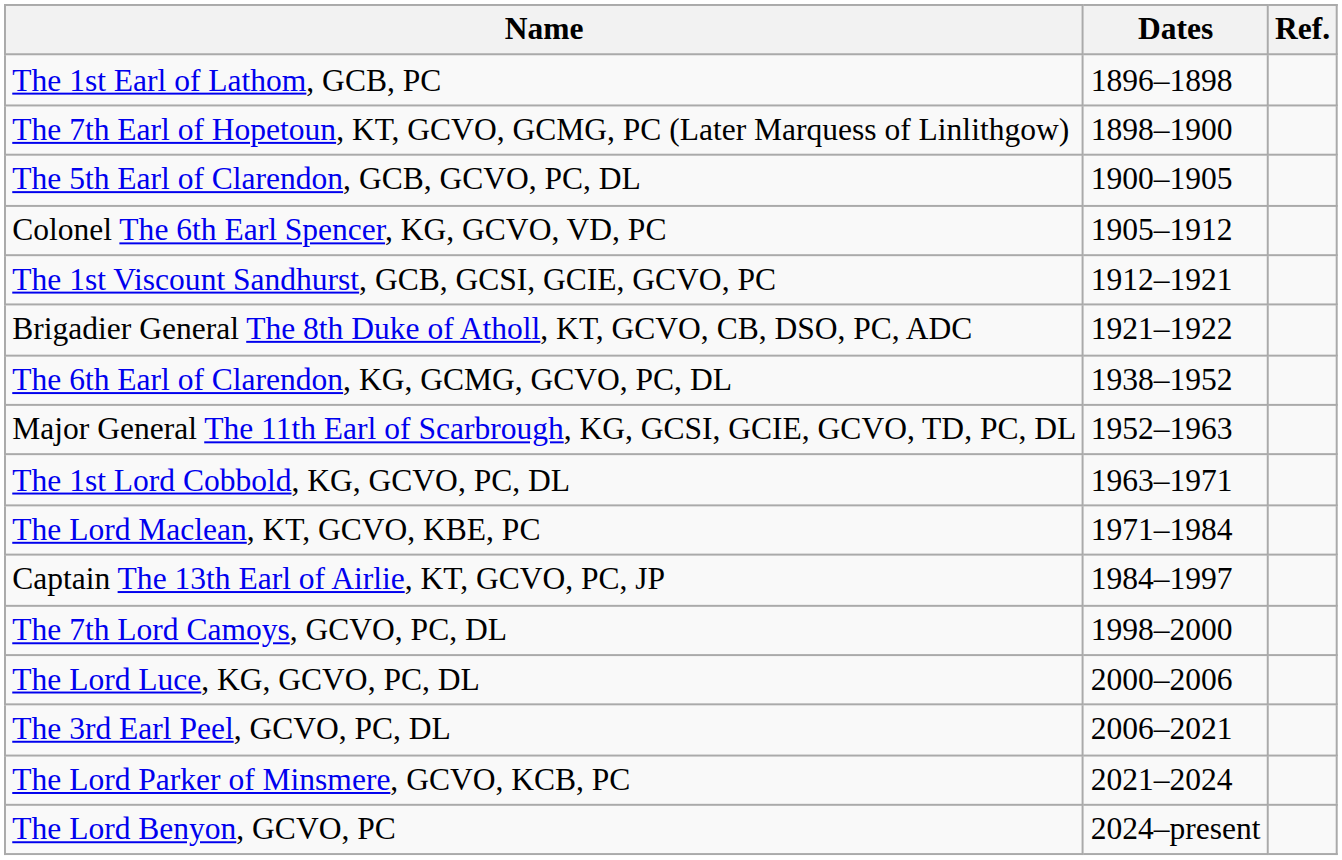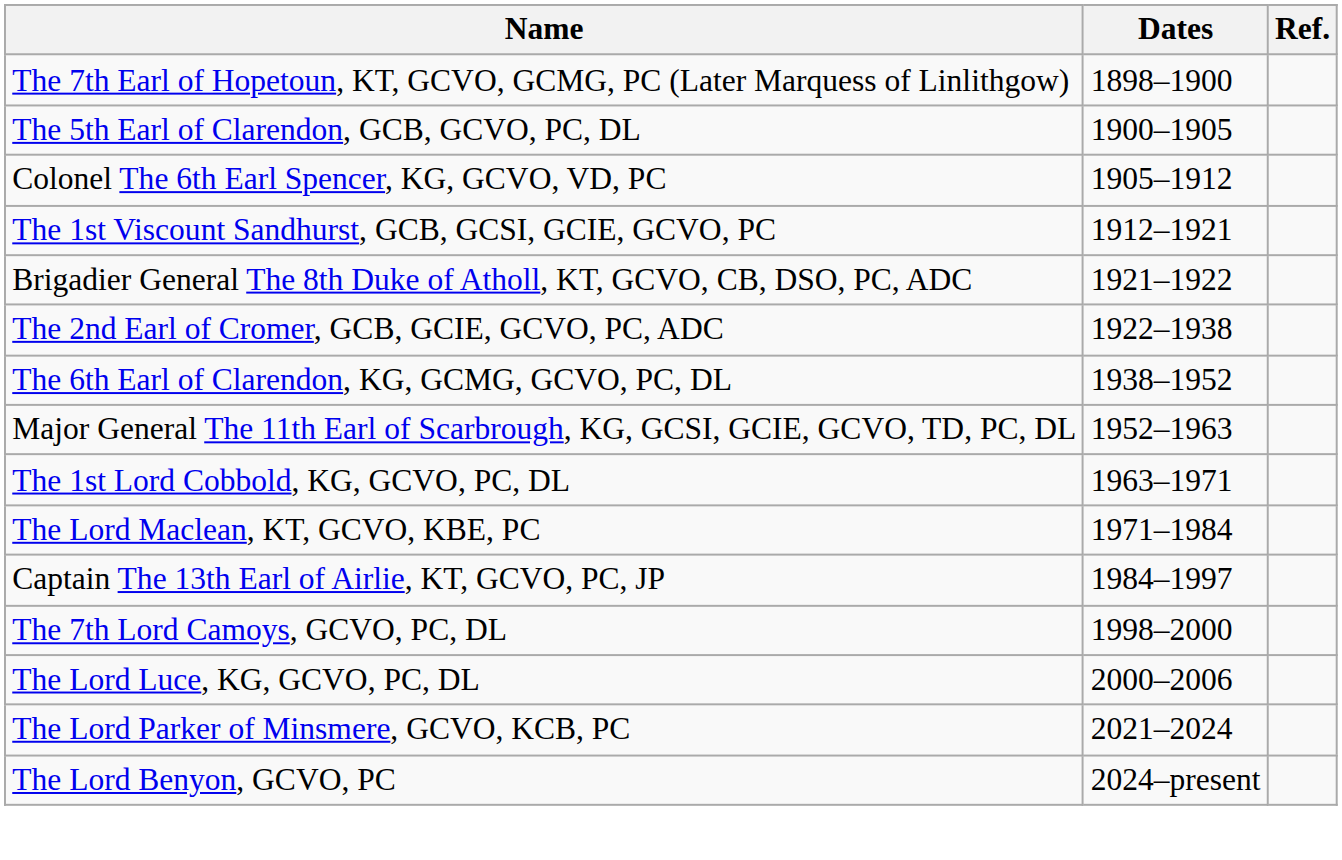- row: (227, 79)
+ row: (368, 329)
- row: (232, 729)
